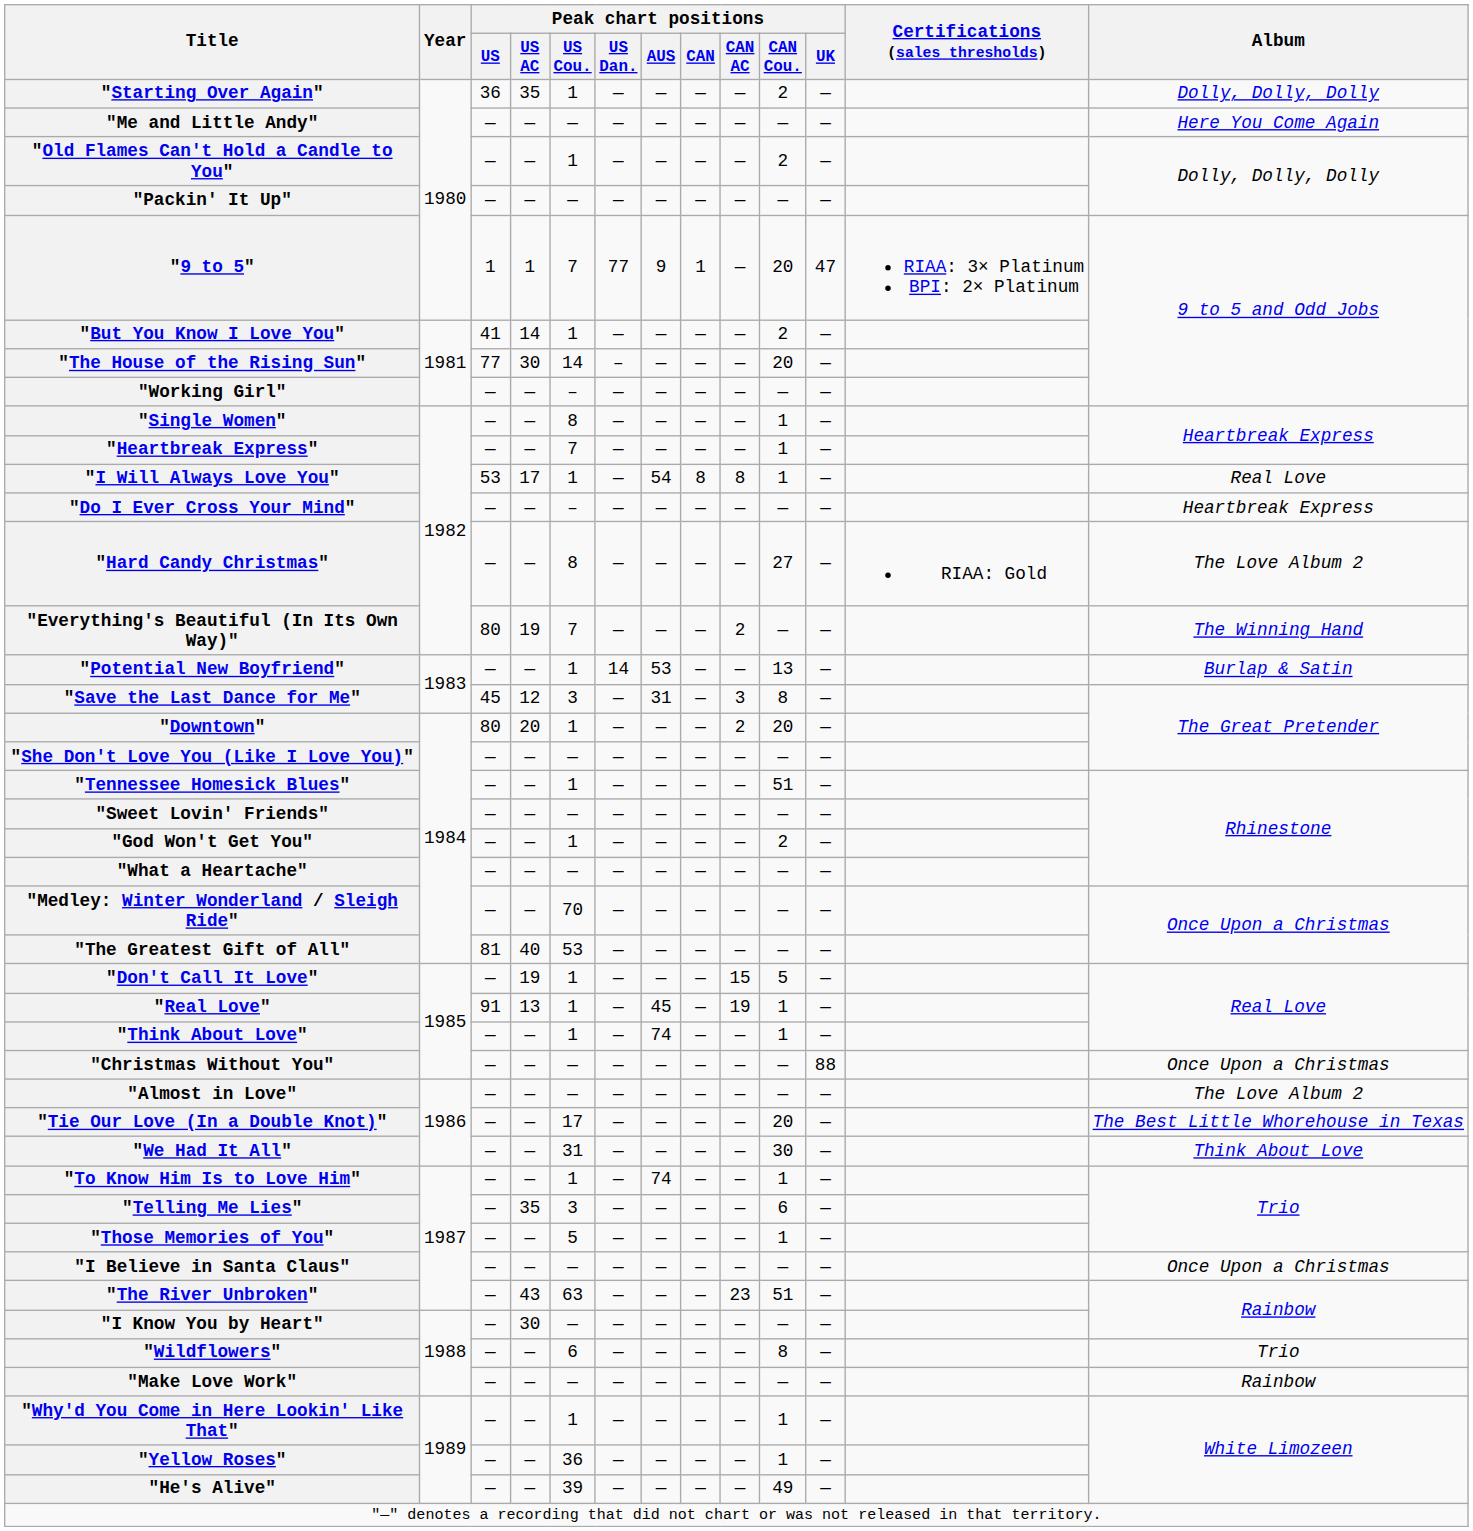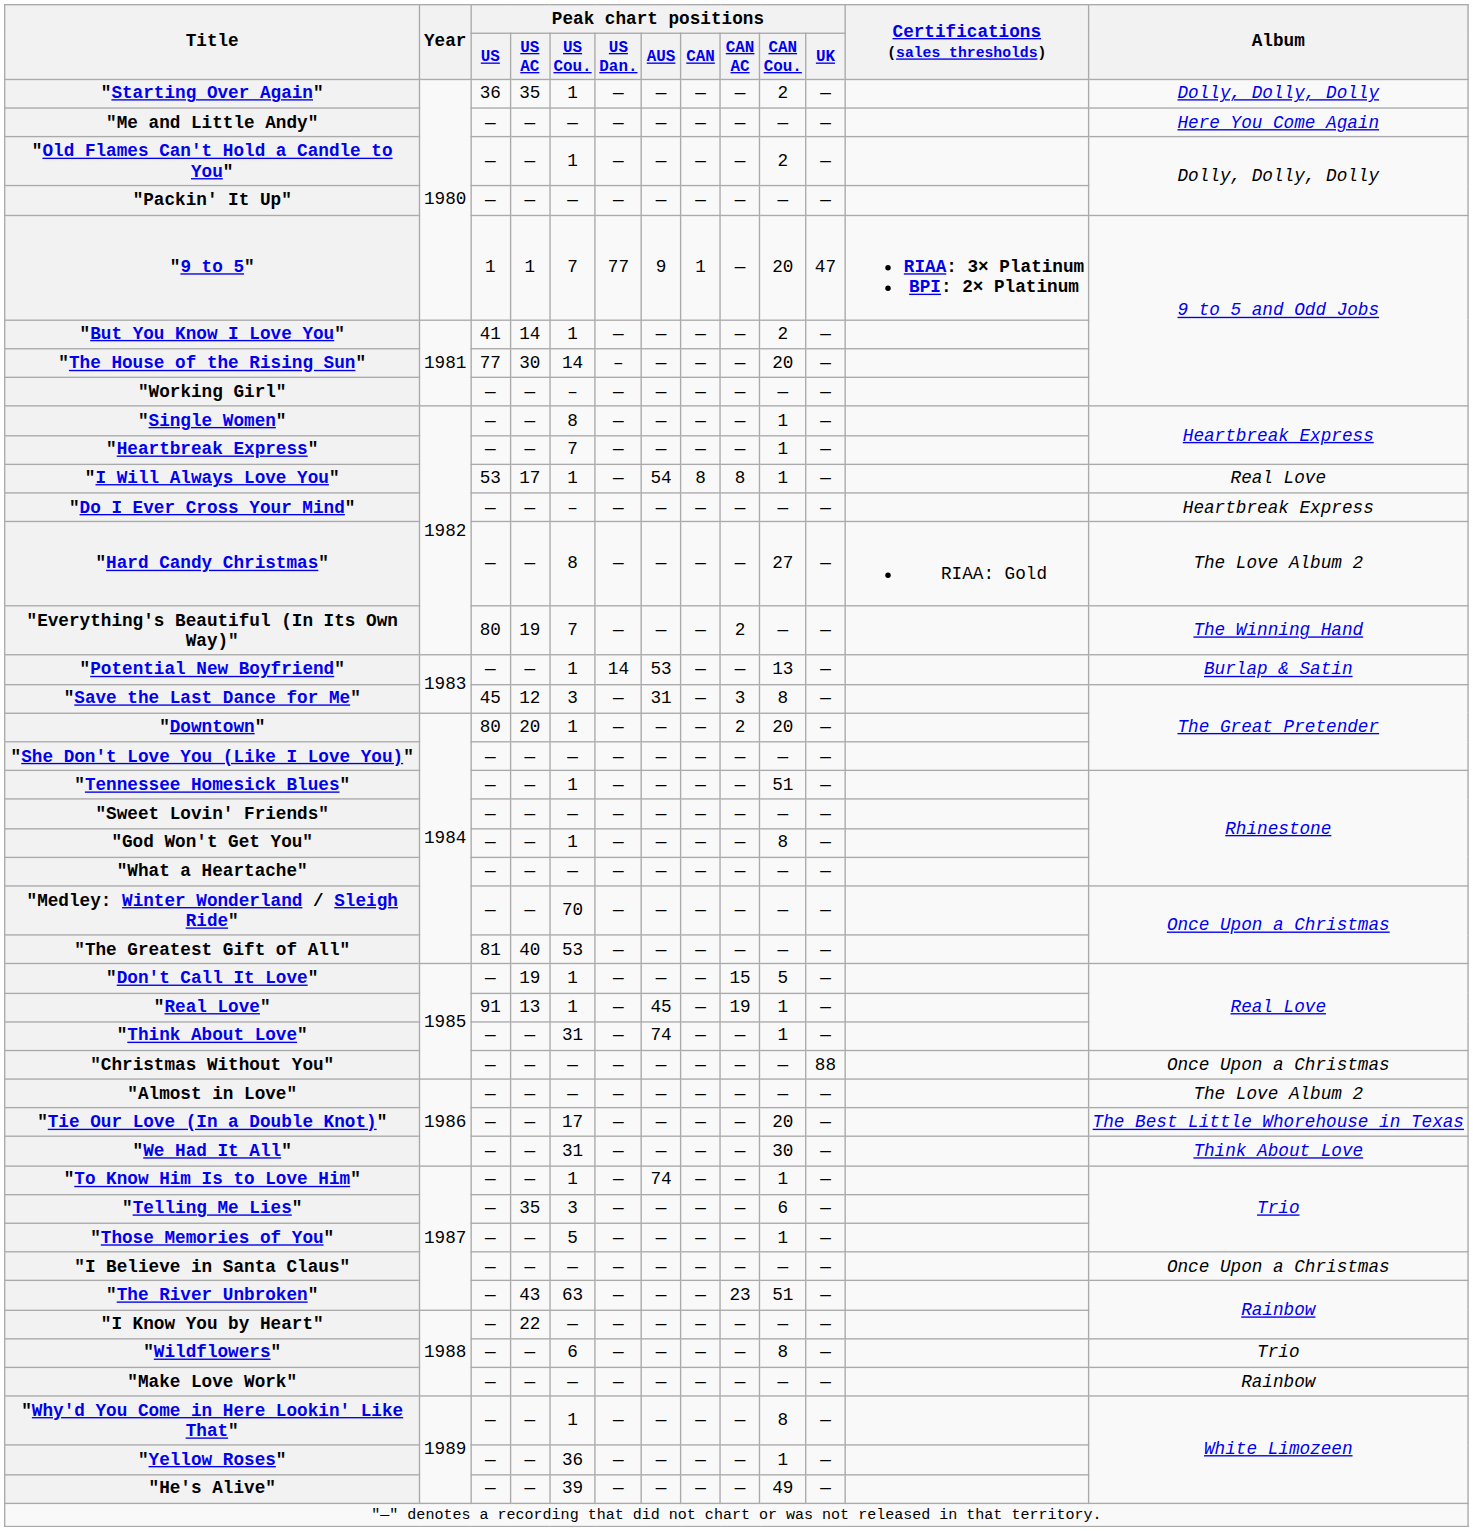(967, 278) normal -> (967, 278) bold
(783, 843) 2 -> (783, 843) 8
(573, 1036) 1 -> (573, 1036) 31
(530, 1324) 30 -> (530, 1324) 22
(783, 1421) 1 -> (783, 1421) 8
